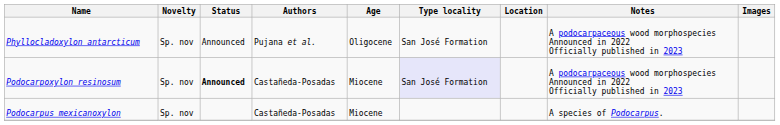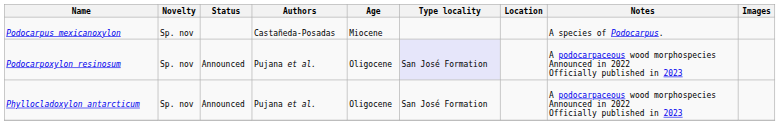rows swapped: (73, 42) <-> (63, 114)
(223, 82) bold -> (223, 64) normal
(295, 82) Castañeda-Posadas -> (285, 64) Pujana et al.
(366, 82) Miocene -> (371, 64) Oligocene
